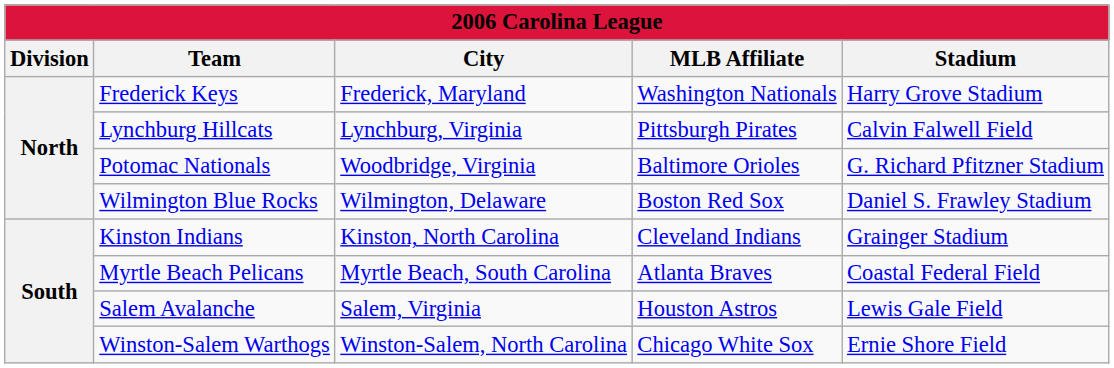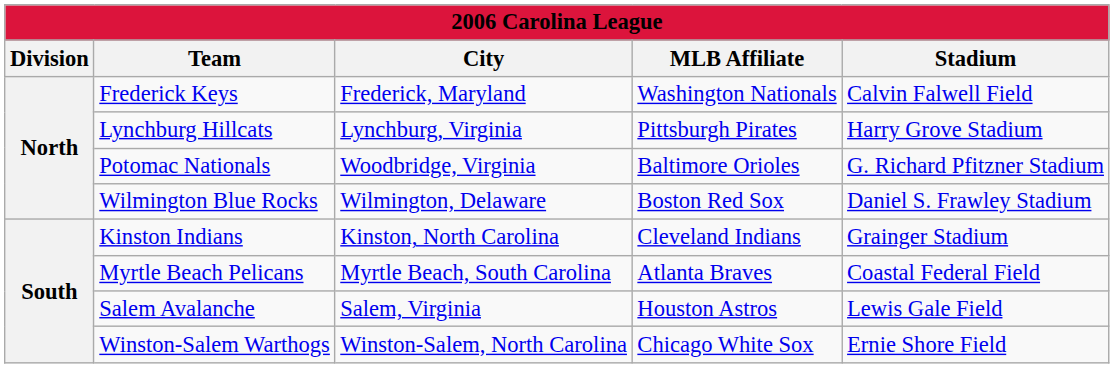(945, 93) Harry Grove Stadium -> (940, 93) Calvin Falwell Field
(940, 129) Calvin Falwell Field -> (945, 129) Harry Grove Stadium
